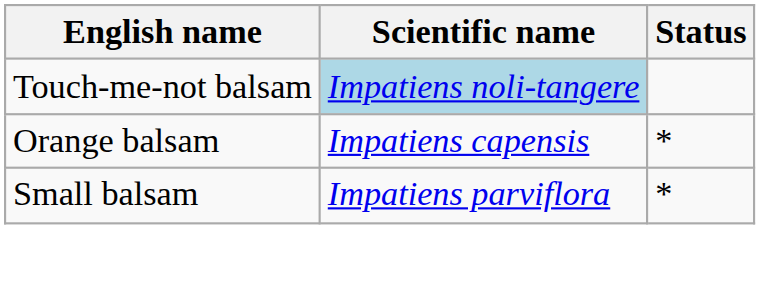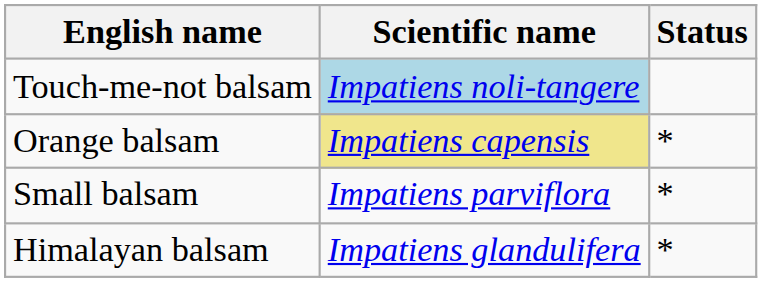(459, 140) no background -> (459, 140) khaki background
+ row: (141, 248)
